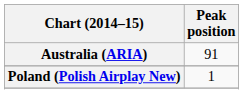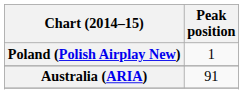rows swapped: (94, 54) <-> (94, 76)
